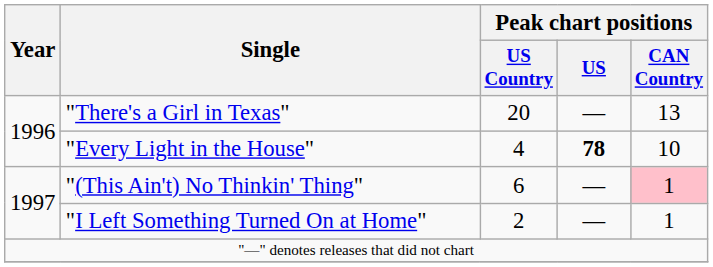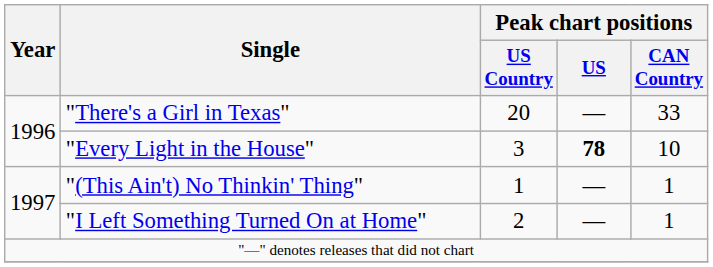(669, 112) 13 -> (669, 112) 33
(519, 148) 4 -> (519, 148) 3
(519, 185) 6 -> (519, 185) 1
(669, 185) pink background -> (669, 185) no background
